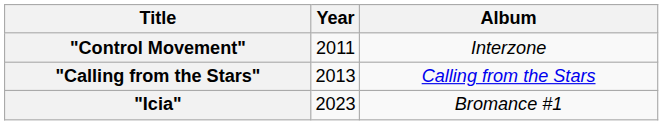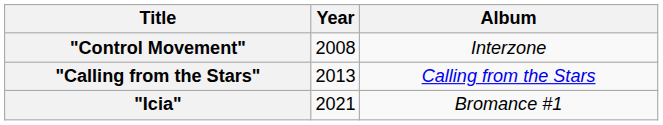(335, 47) 2011 -> (335, 47) 2008
(335, 104) 2023 -> (335, 104) 2021
